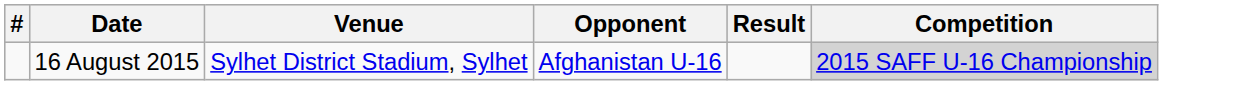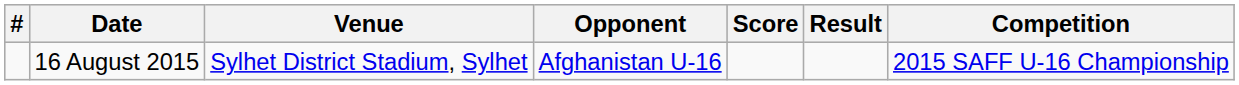+ column: (766, 24)
(984, 61) lightgrey background -> (1061, 61) no background
